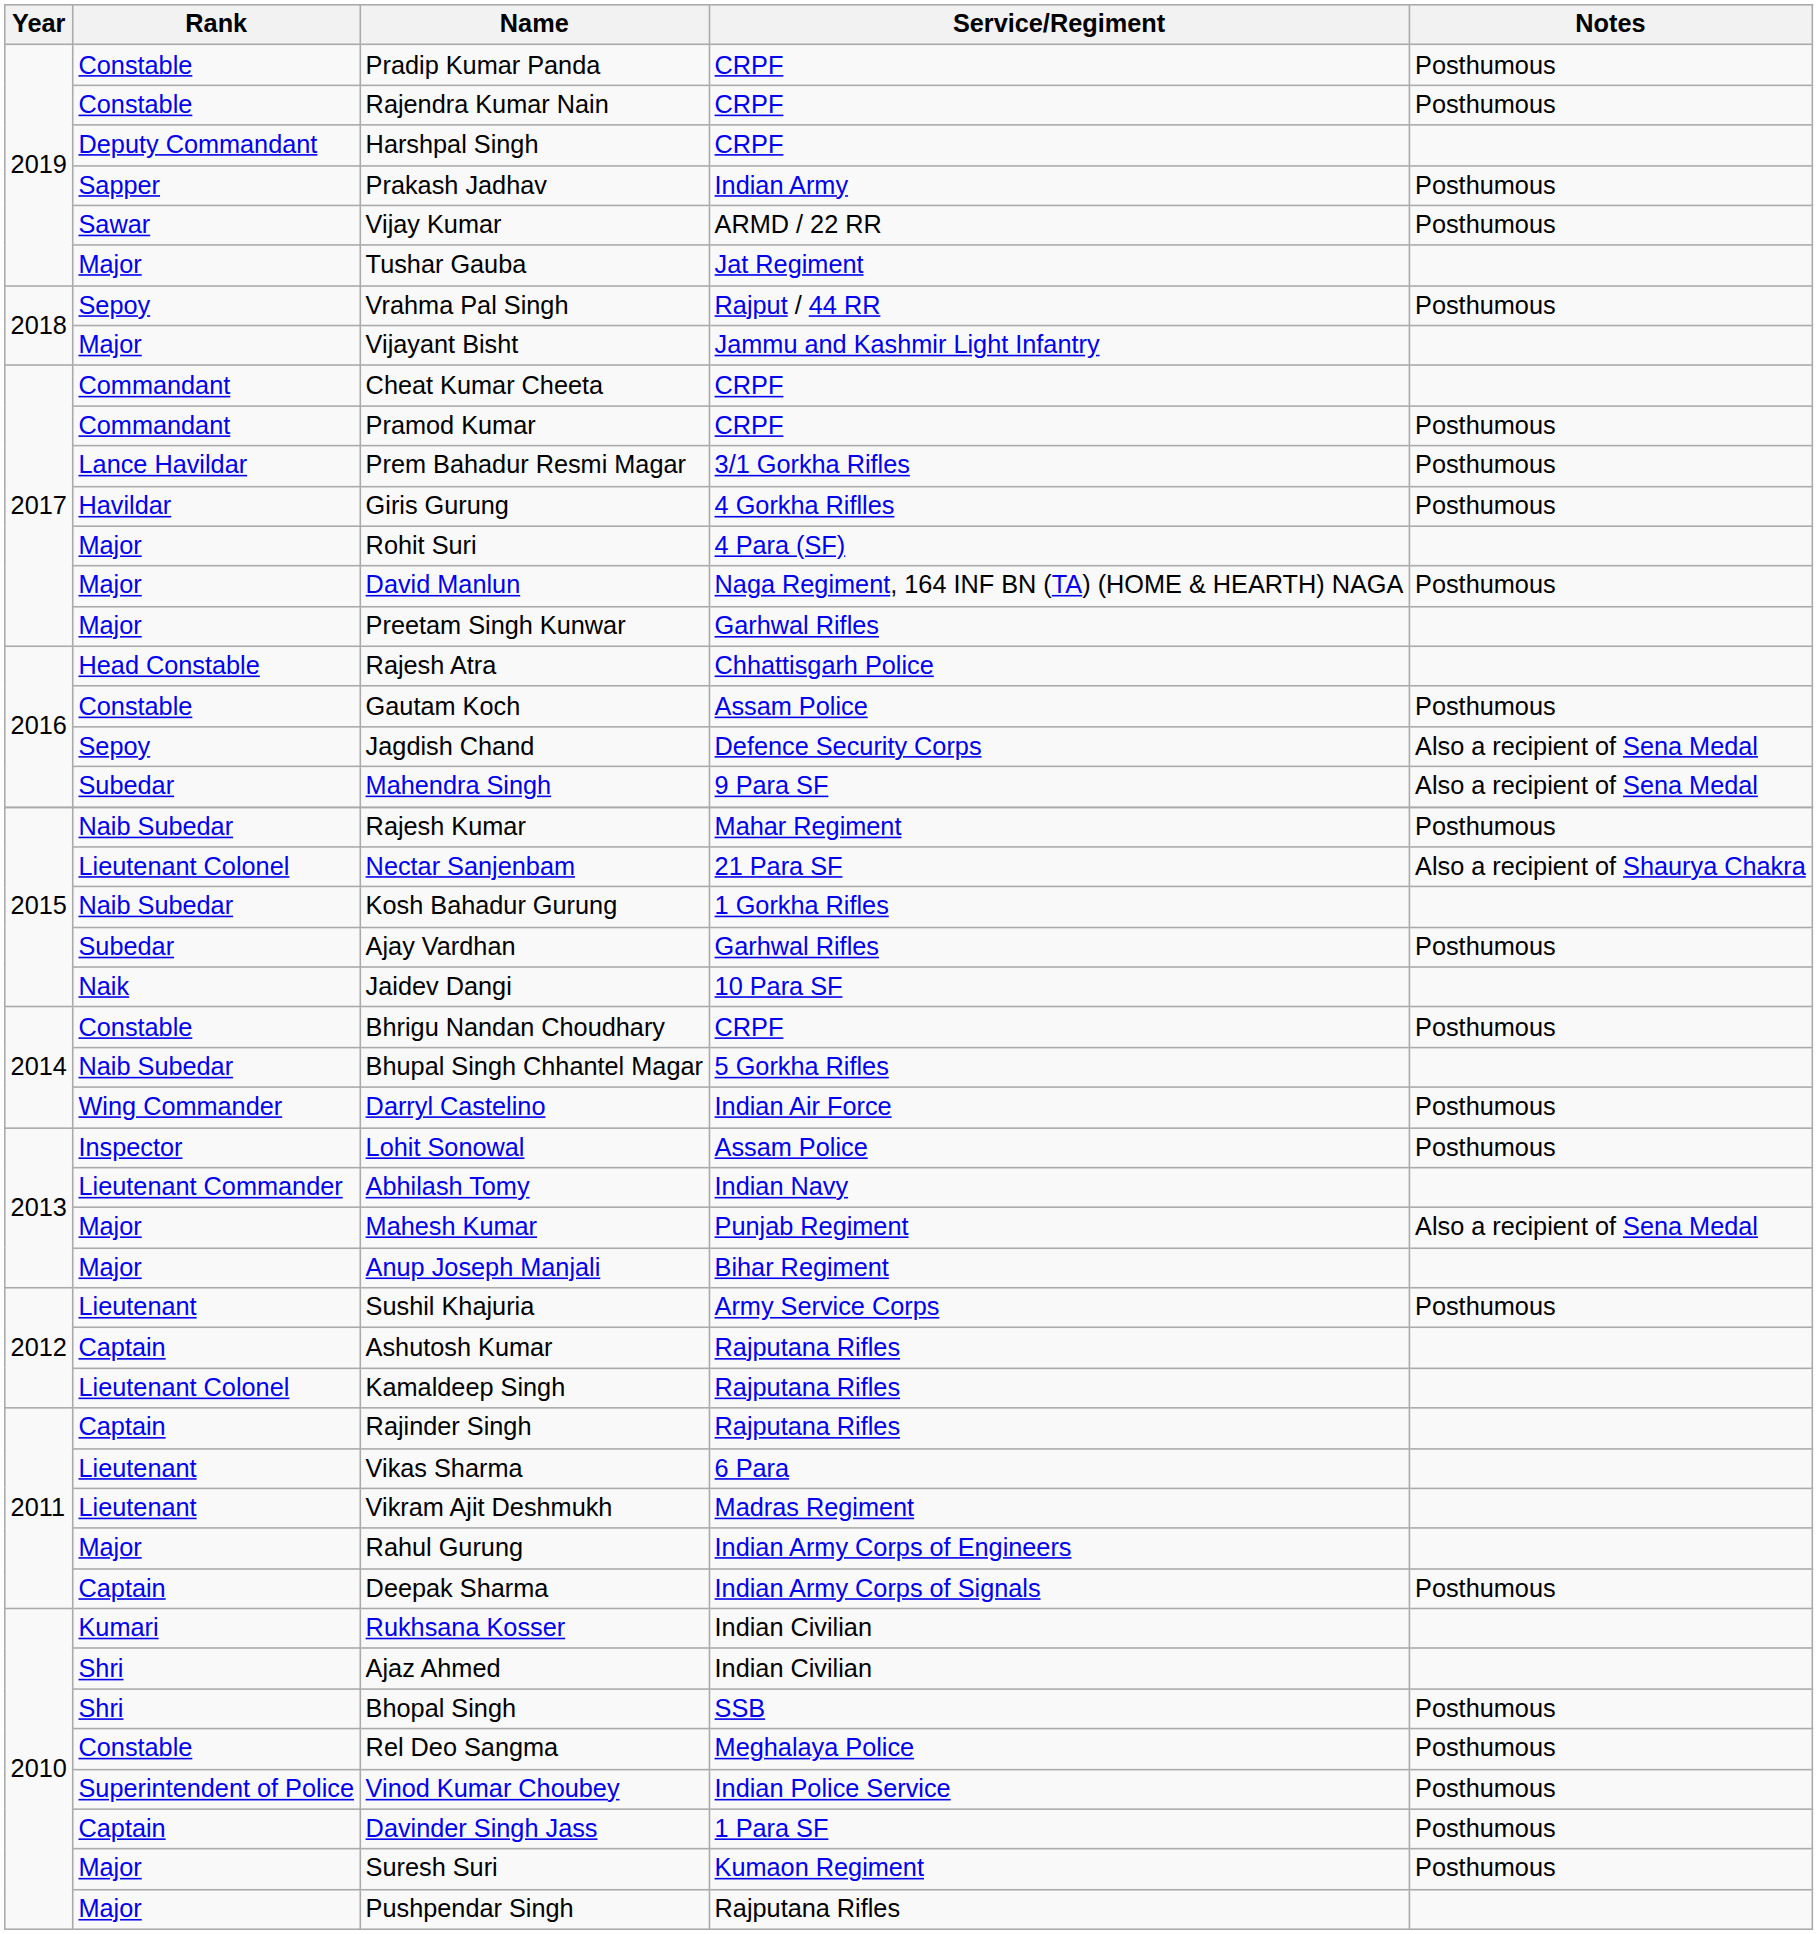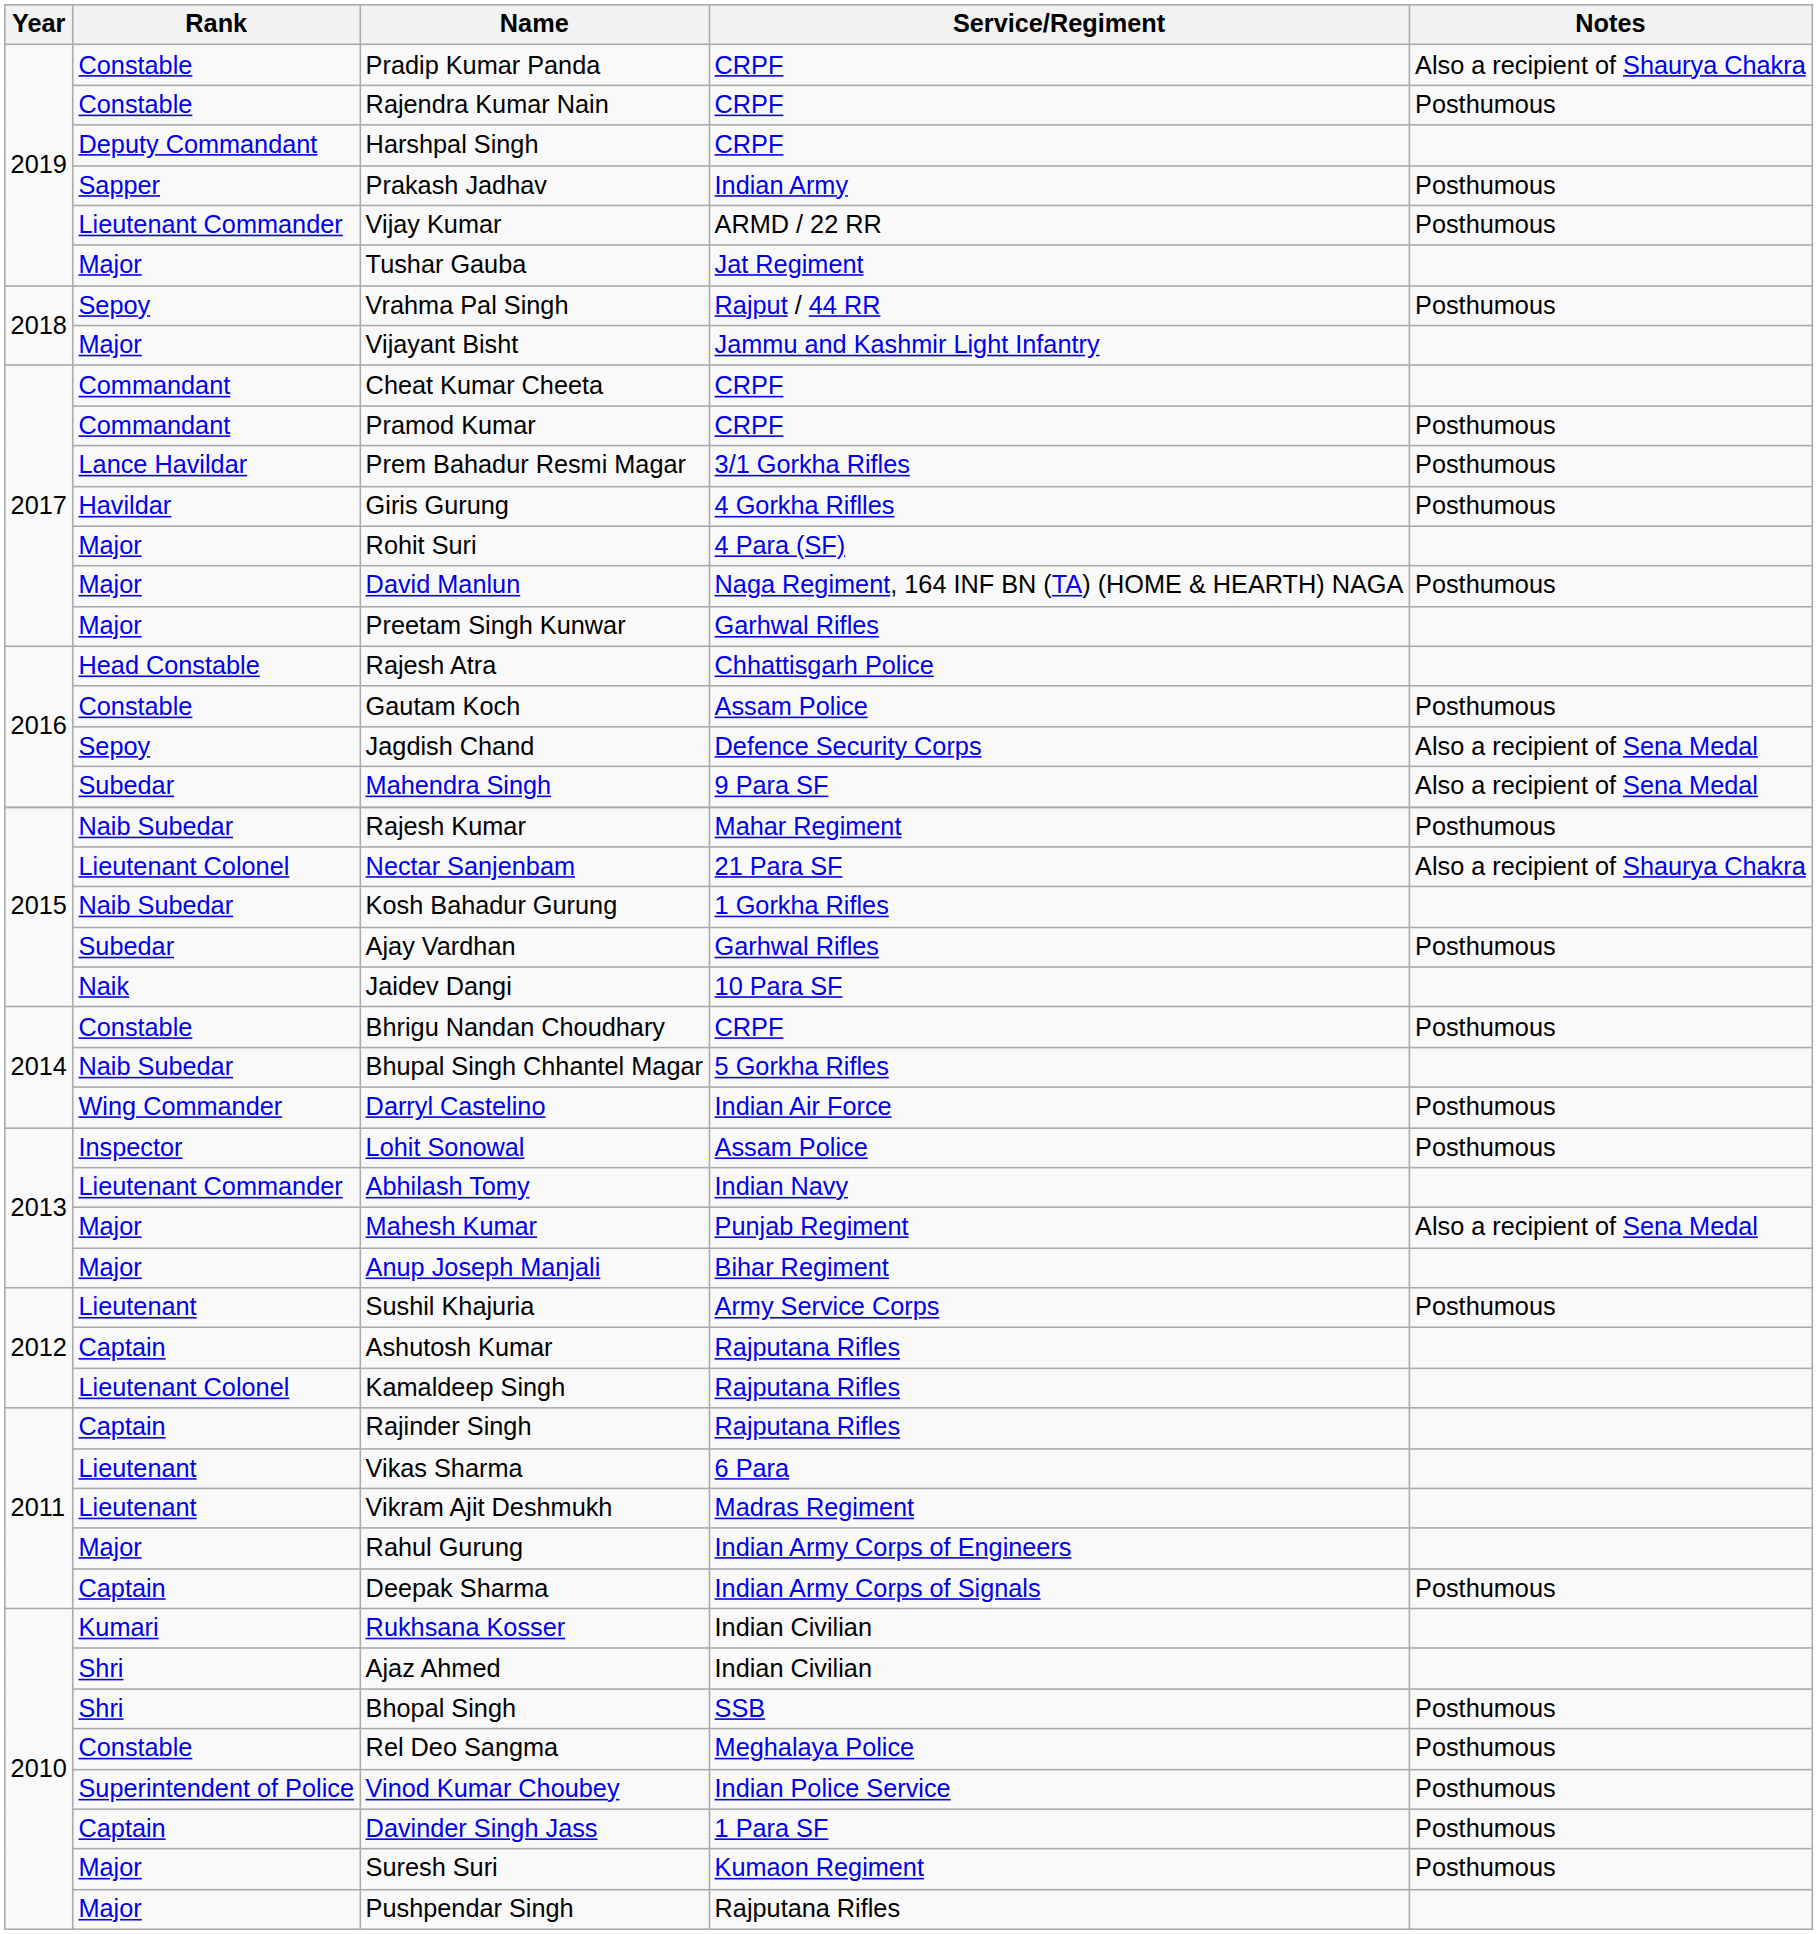(1485, 64) Posthumous -> (1610, 64) Also a recipient of Shaurya Chakra
(114, 225) Sawar -> (211, 225) Lieutenant Commander
